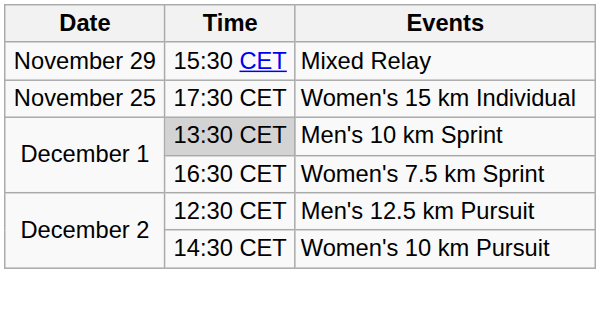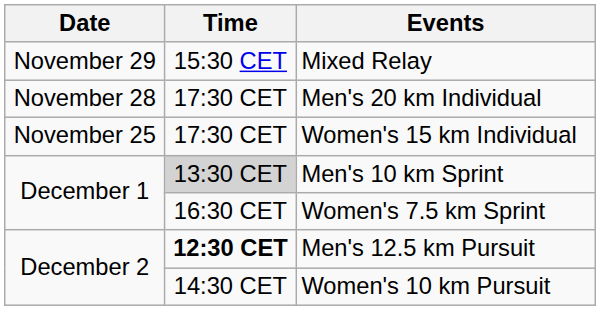+ row: (421, 98)
(230, 211) normal -> (230, 248) bold
